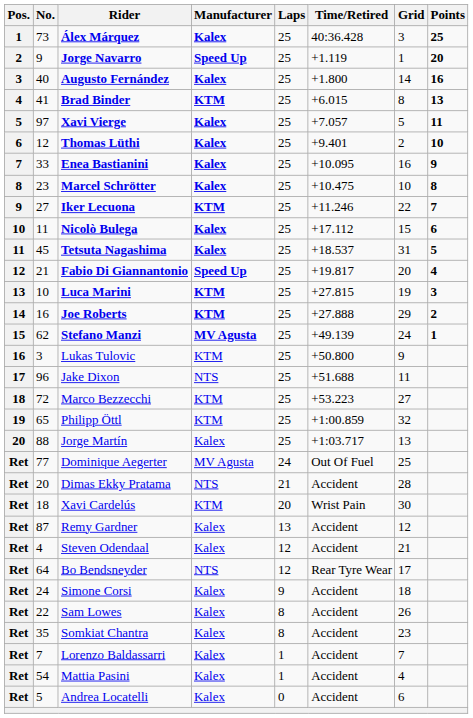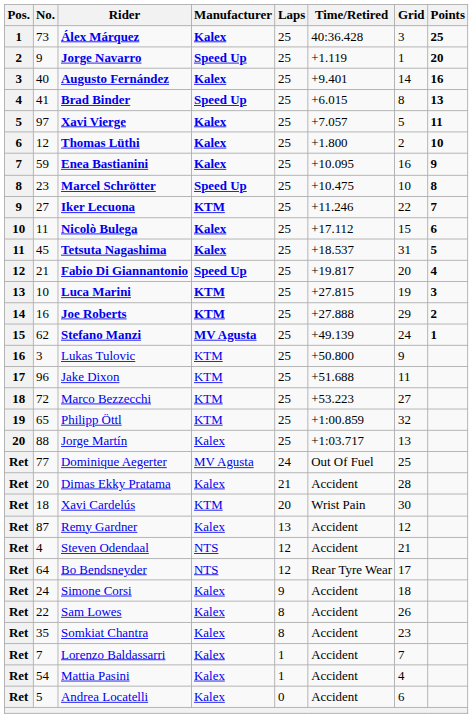(329, 79) +1.800 -> (329, 79) +9.401
(209, 100) KTM -> (220, 100) Speed Up
(329, 143) +9.401 -> (329, 143) +1.800
(42, 164) 33 -> (42, 164) 59
(210, 185) Kalex -> (220, 185) Speed Up
(206, 377) NTS -> (208, 377) KTM
(206, 484) NTS -> (209, 484) Kalex
(209, 547) Kalex -> (206, 547) NTS
